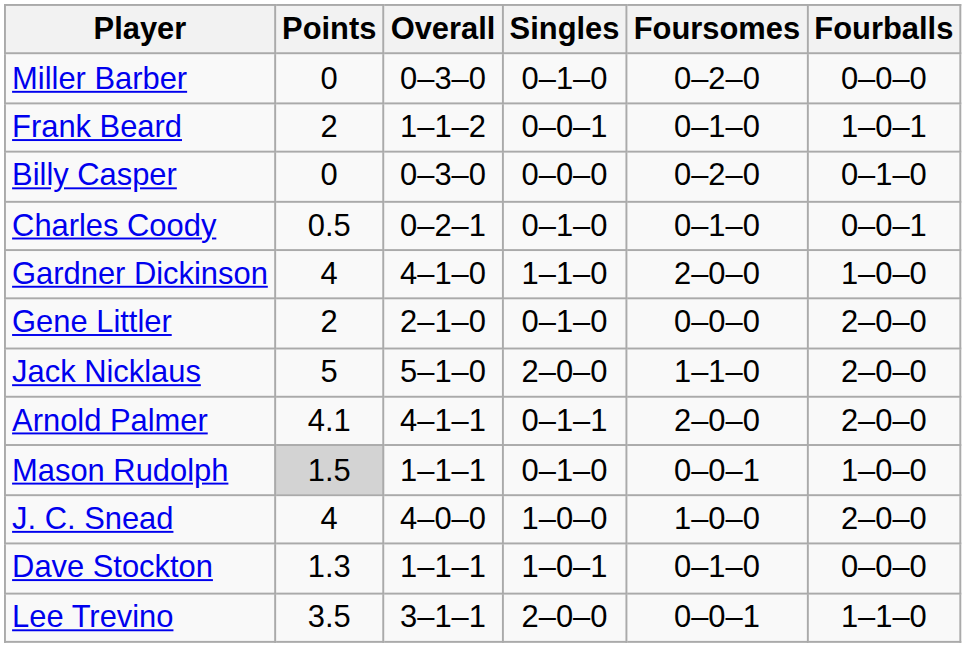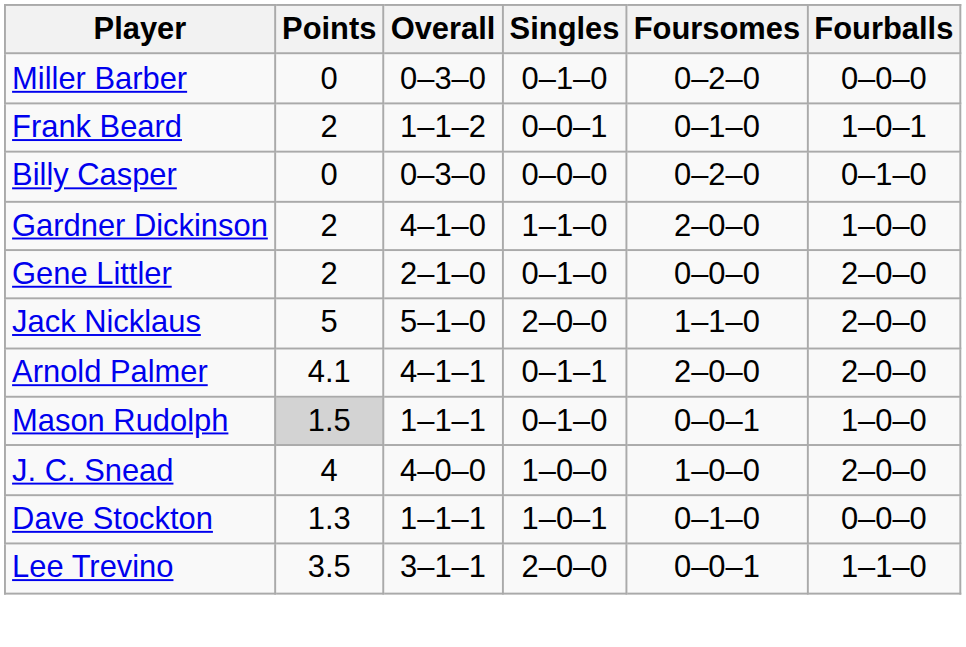- row: (114, 224)
(329, 273) 4 -> (329, 224) 2
